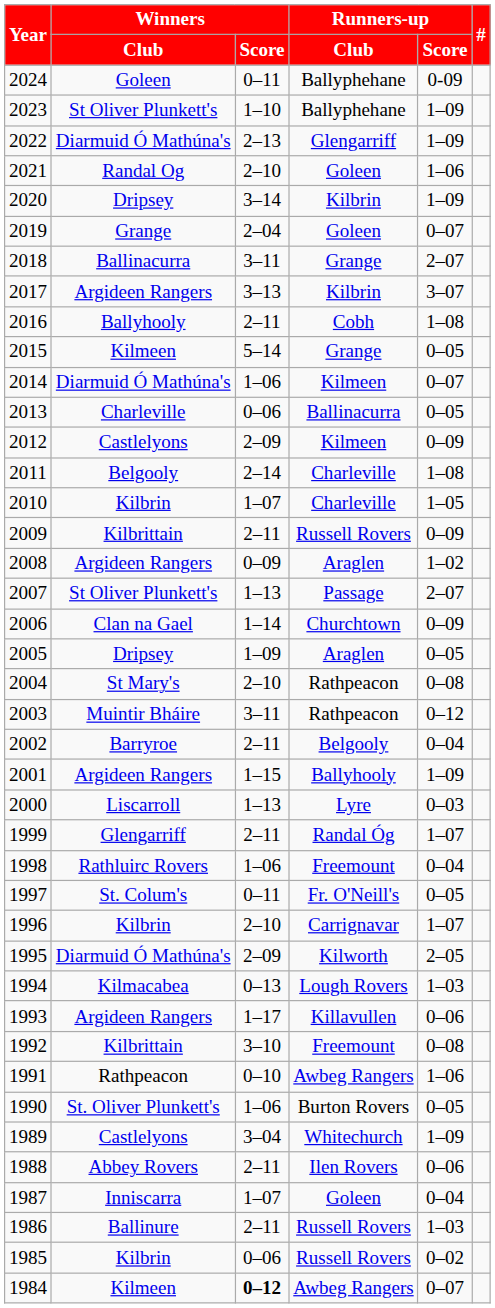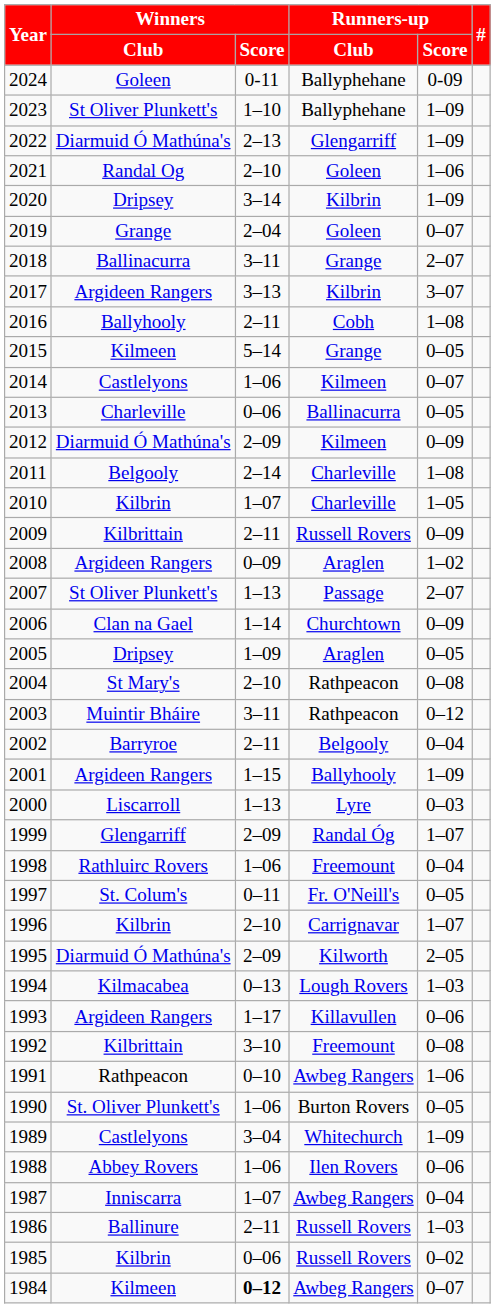(262, 79) 0–11 -> (262, 79) 0-11
(143, 381) Diarmuid Ó Mathúna's -> (143, 381) Castlelyons
(143, 442) Castlelyons -> (143, 442) Diarmuid Ó Mathúna's
(262, 834) 2–11 -> (262, 834) 2–09
(262, 1167) 2–11 -> (262, 1167) 1–06
(353, 1197) Goleen -> (353, 1197) Awbeg Rangers
